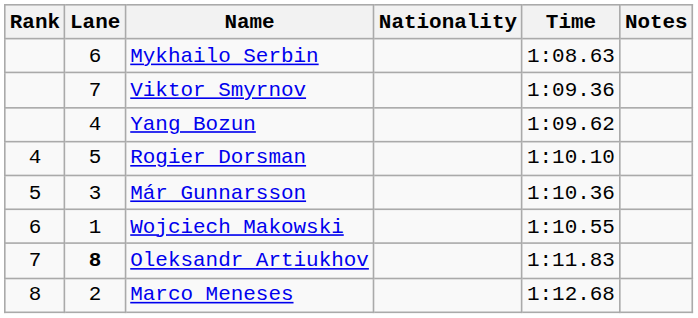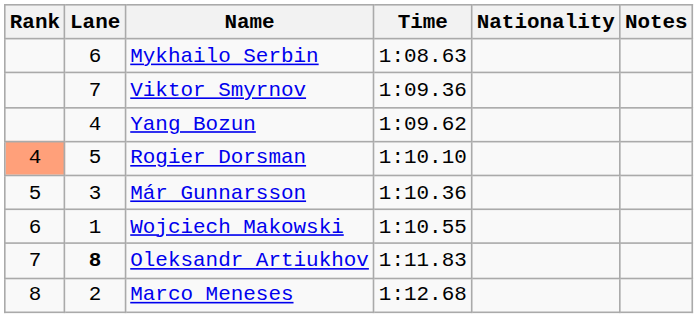columns swapped: (448, 22) <-> (571, 22)
(35, 158) no background -> (35, 158) lightsalmon background
